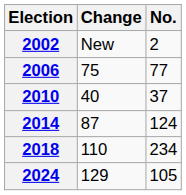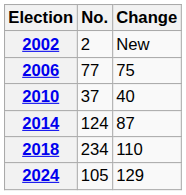columns swapped: (163, 17) <-> (111, 17)
